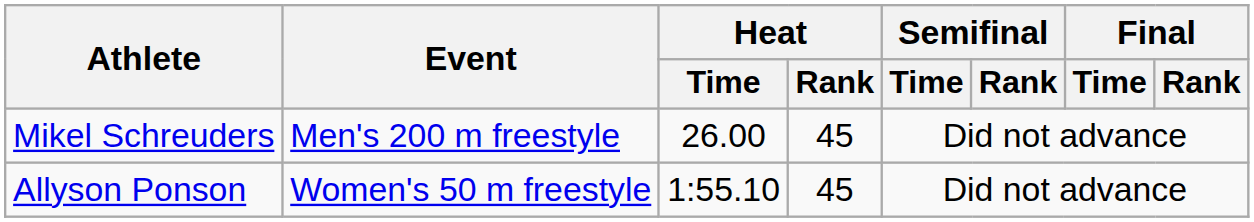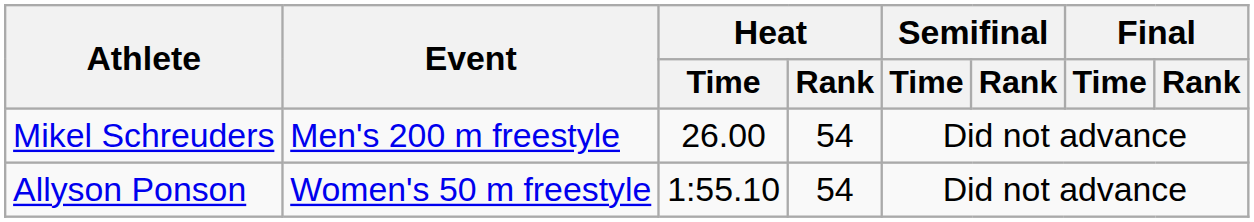(835, 136) 45 -> (835, 136) 54
(835, 190) 45 -> (835, 190) 54
